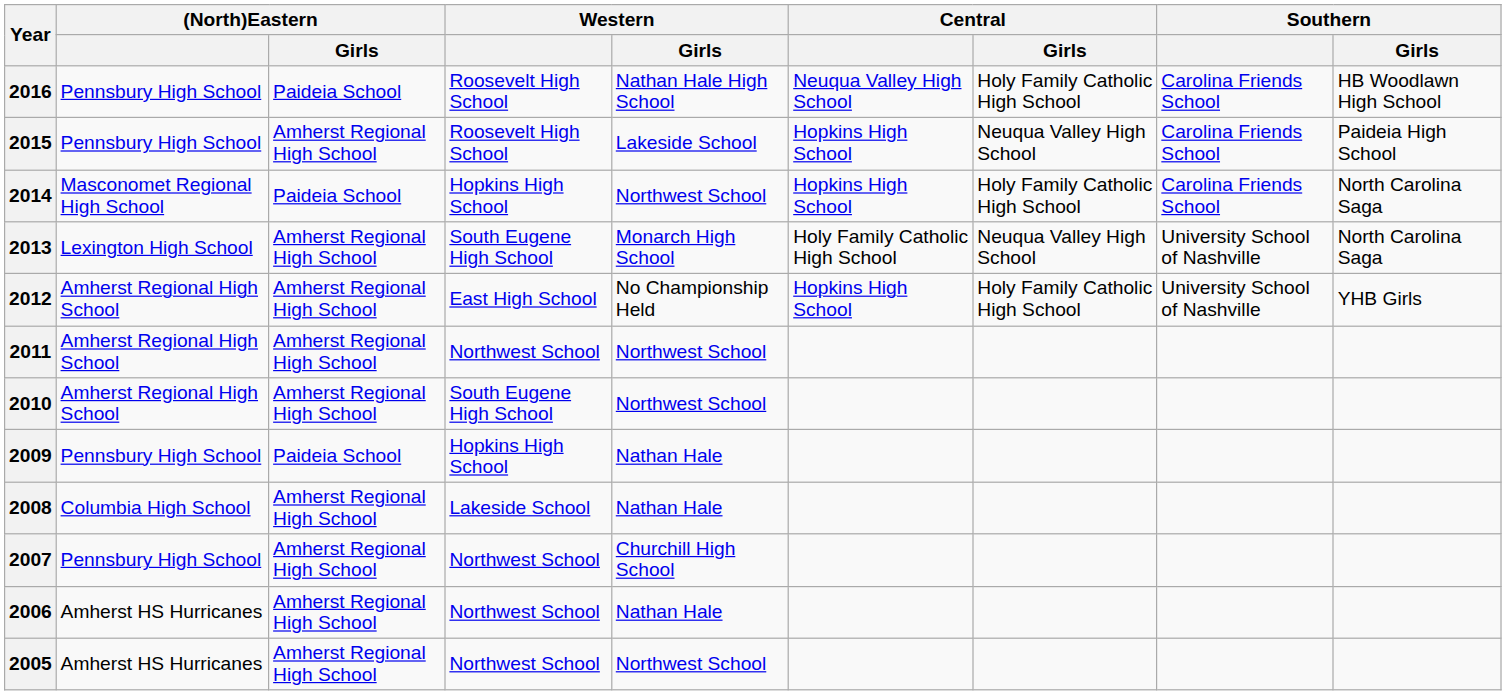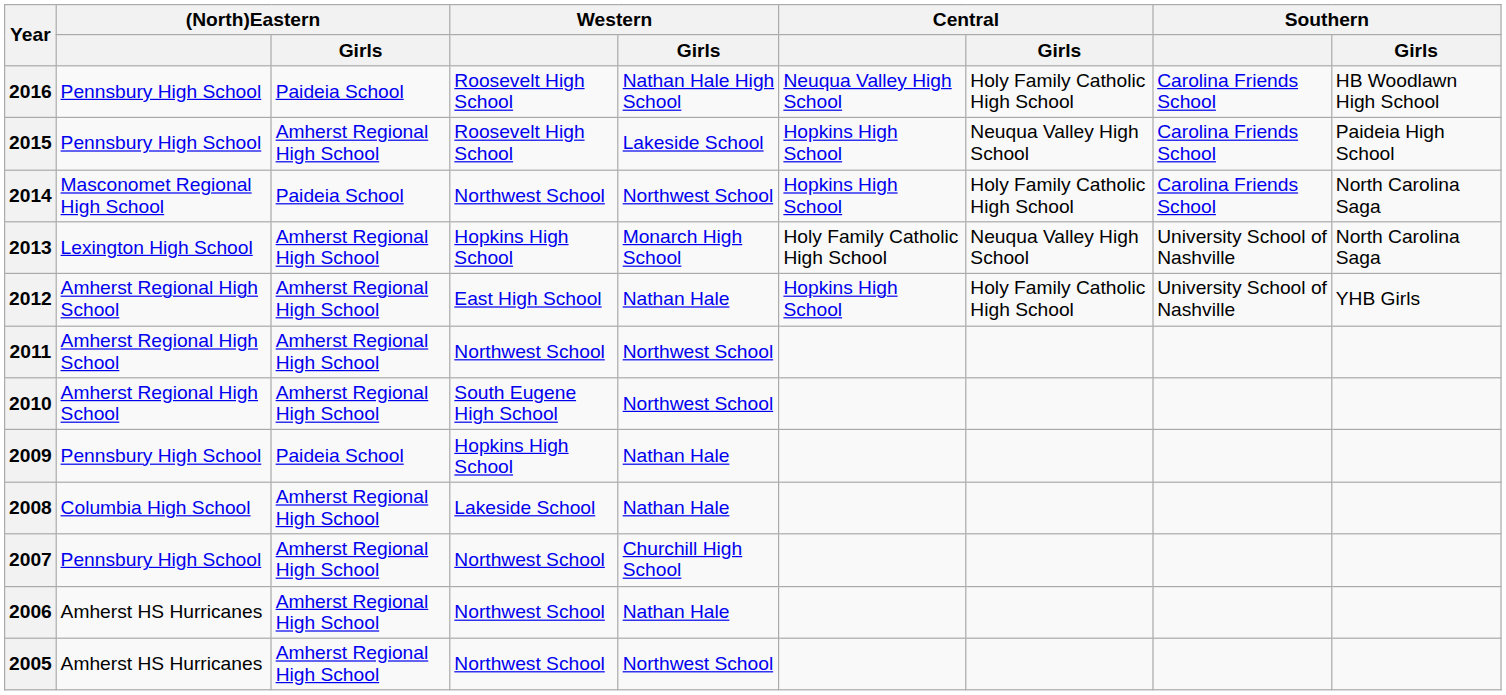(506, 195) Hopkins High School -> (530, 195) Northwest School
(510, 247) South Eugene High School -> (511, 247) Hopkins High School
(692, 299) No Championship Held -> (676, 299) Nathan Hale
